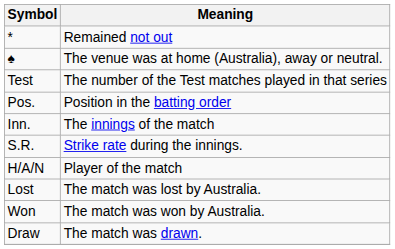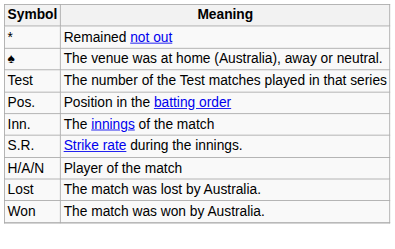- row: (24, 233)
